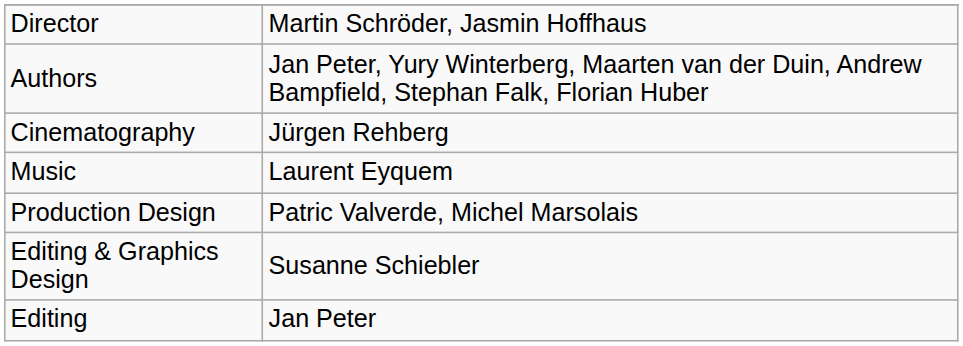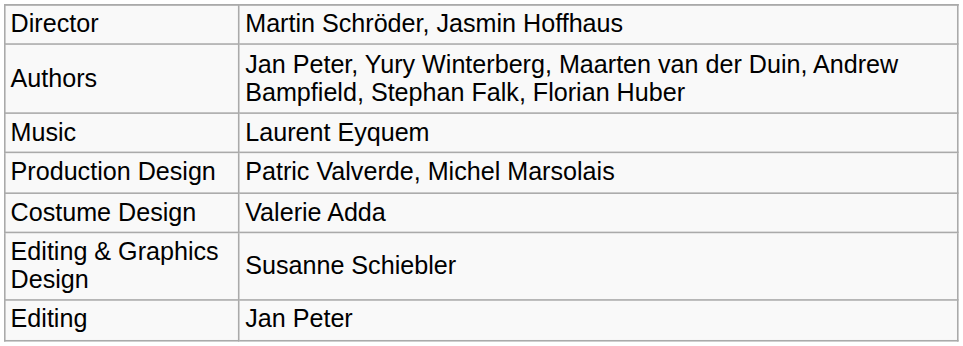- row: (103, 132)
+ row: (103, 212)
